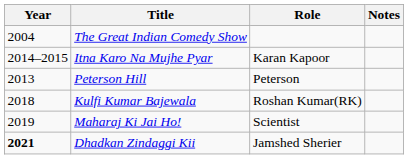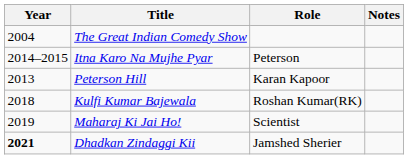(291, 57) Karan Kapoor -> (276, 57) Peterson
(276, 79) Peterson -> (291, 79) Karan Kapoor
